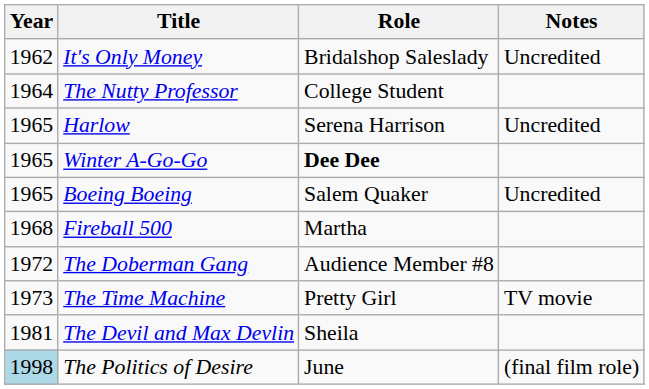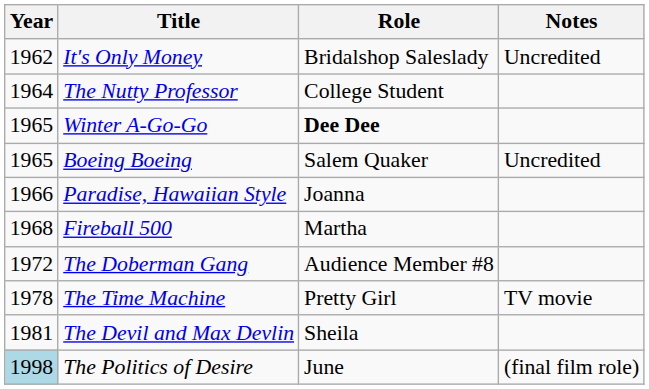- row: (97, 125)
+ row: (175, 194)
(31, 297) 1973 -> (31, 297) 1978
